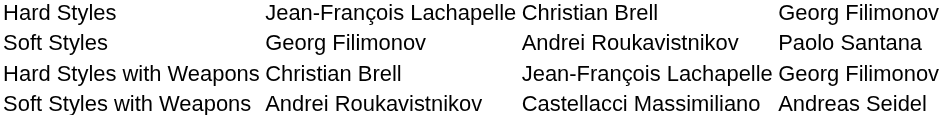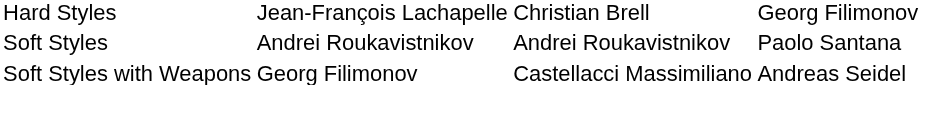(346, 43) Georg Filimonov -> (365, 43) Andrei Roukavistnikov
- row: (131, 73)
(374, 103) Andrei Roukavistnikov -> (337, 73) Georg Filimonov
